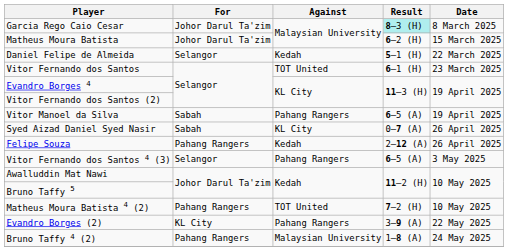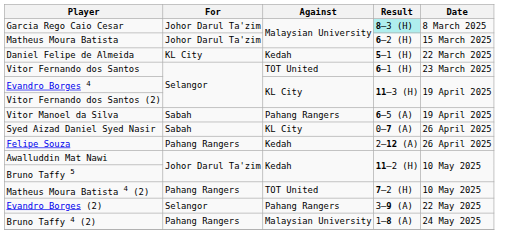(196, 55) Selangor -> (184, 55) KL City
- row: (89, 159)
(193, 222) KL City -> (186, 206) Selangor
